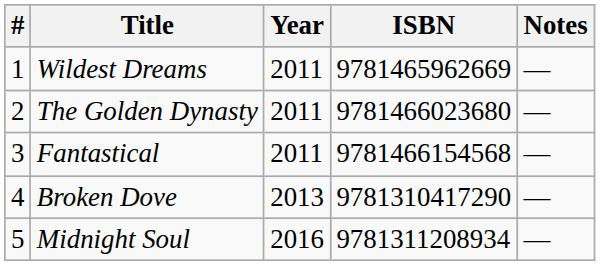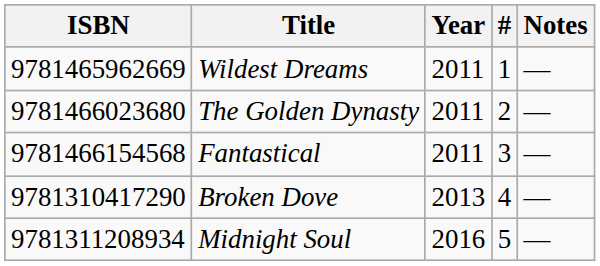columns swapped: (18, 25) <-> (424, 25)
